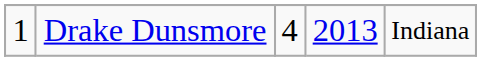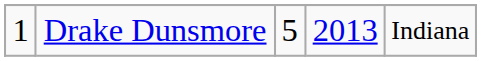(290, 30) 4 -> (290, 30) 5
